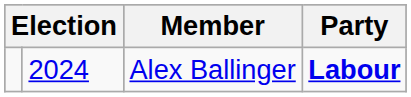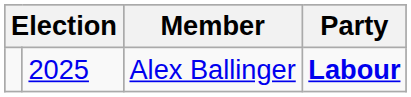(59, 69) 2024 -> (59, 69) 2025
